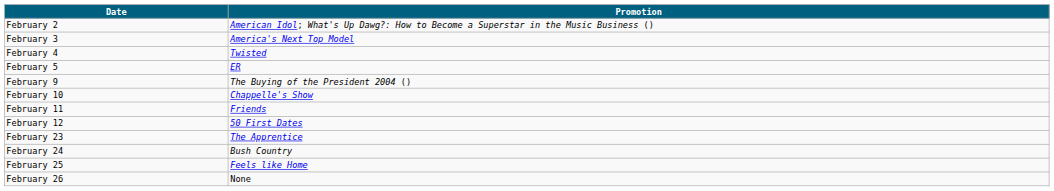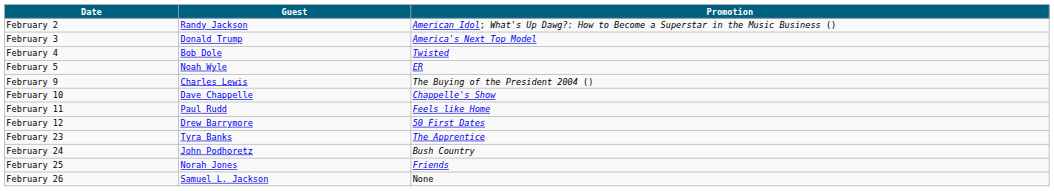+ column: (295, 11)
(248, 109) Friends -> (451, 109) Feels like Home
(269, 165) Feels like Home -> (431, 165) Friends
